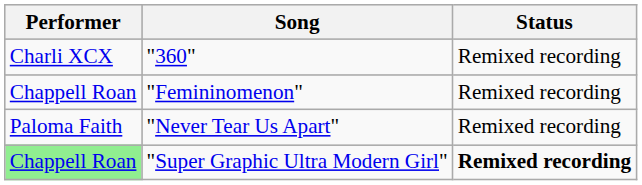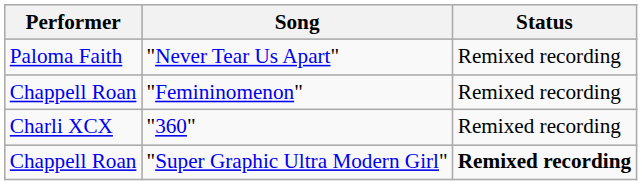rows swapped: (243, 126) <-> (171, 56)
(73, 161) lightgreen background -> (73, 161) no background
